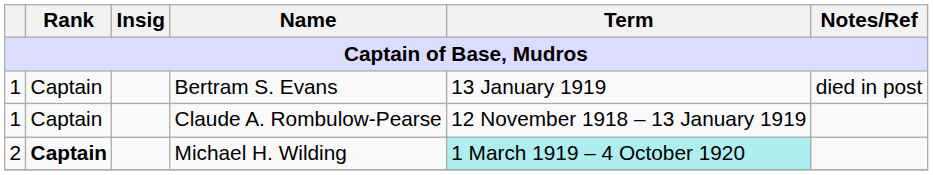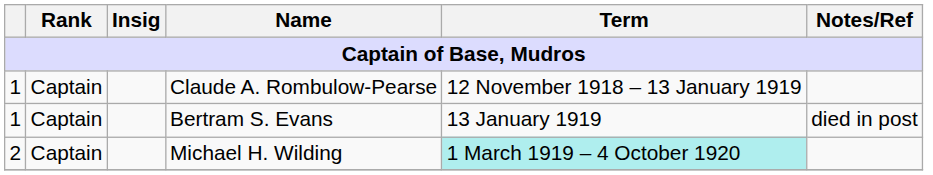rows swapped: (308, 119) <-> (256, 86)
(69, 152) bold -> (66, 152) normal
